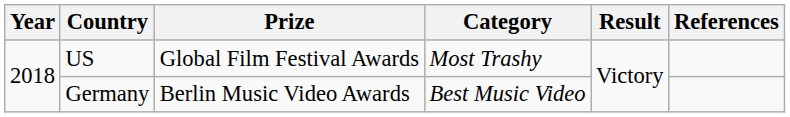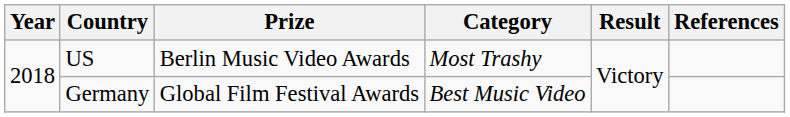(289, 58) Global Film Festival Awards -> (285, 58) Berlin Music Video Awards
(285, 93) Berlin Music Video Awards -> (289, 93) Global Film Festival Awards
